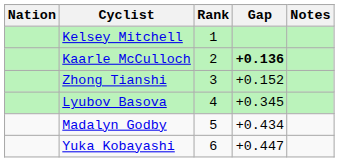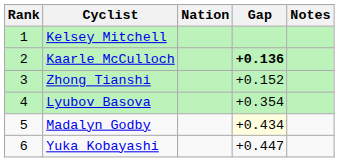columns swapped: (213, 15) <-> (32, 15)
(260, 103) +0.345 -> (260, 103) +0.354
(260, 125) no background -> (260, 125) lightyellow background
